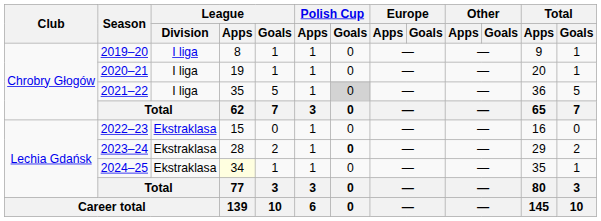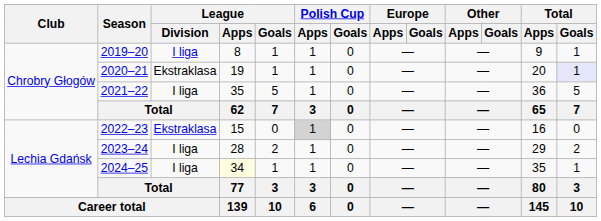(185, 71) I liga -> (185, 71) Ekstraklasa
(577, 71) no background -> (577, 71) lavender background
(350, 91) lightgrey background -> (350, 91) no background
(313, 129) no background -> (313, 129) lightgrey background
(185, 149) Ekstraklasa -> (185, 149) I liga
(350, 149) bold -> (350, 149) normal
(185, 168) Ekstraklasa -> (185, 168) I liga
